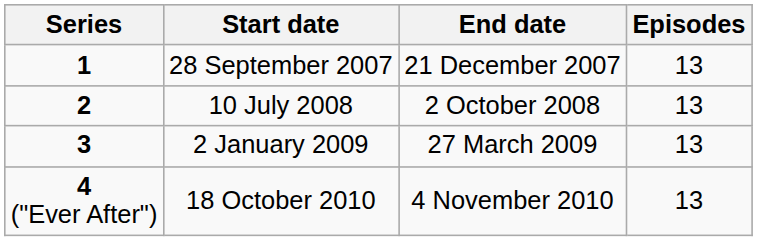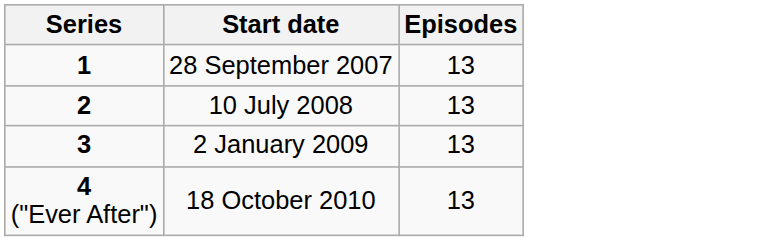- column: (512, 24)
